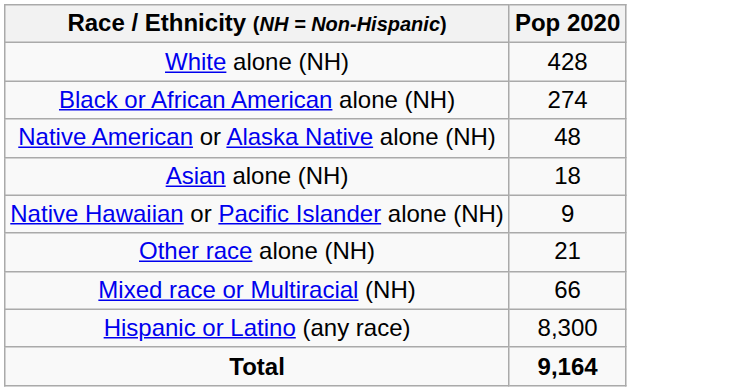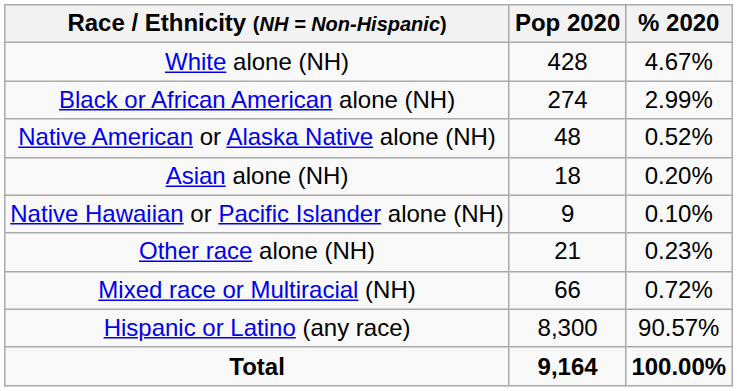+ column: (679, 23)
